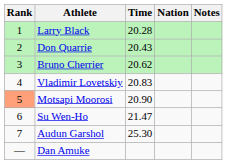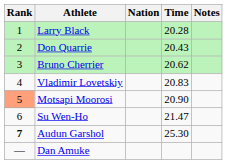columns swapped: (173, 13) <-> (140, 13)
(20, 133) normal -> (20, 133) bold
